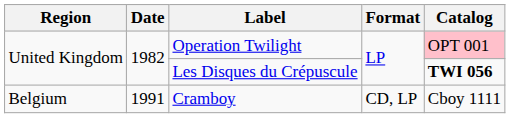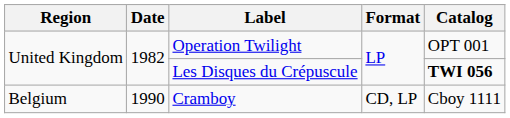(459, 44) pink background -> (459, 44) no background
(148, 98) 1991 -> (148, 98) 1990
